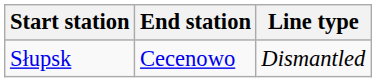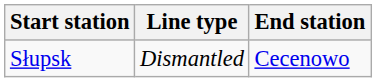columns swapped: (195, 22) <-> (313, 22)
